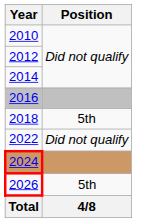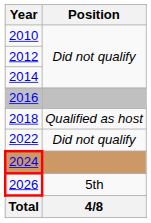(87, 118) 5th -> (94, 118) Qualified as host
